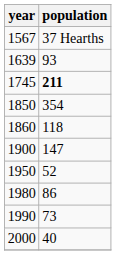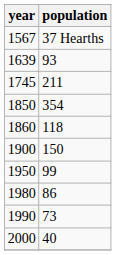(53, 82) bold -> (53, 82) normal
(53, 149) 147 -> (53, 149) 150
(49, 171) 52 -> (49, 171) 99
